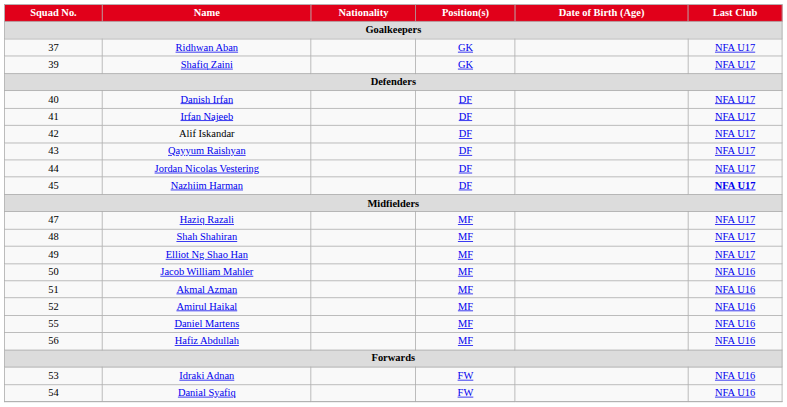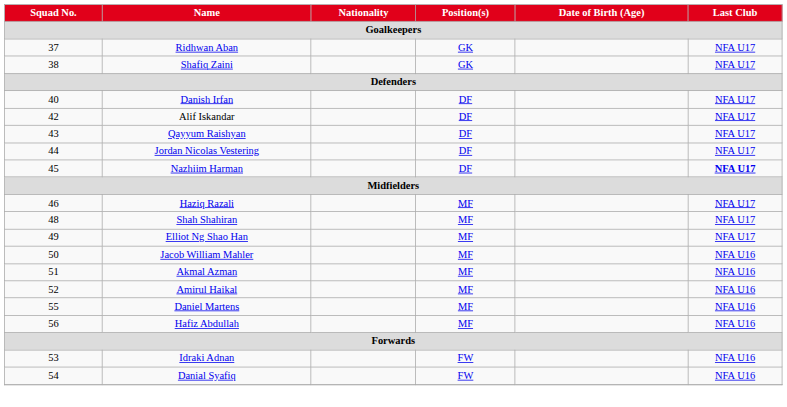(53, 64) 39 -> (53, 64) 38
- row: (207, 116)
(53, 220) 47 -> (53, 202) 46
